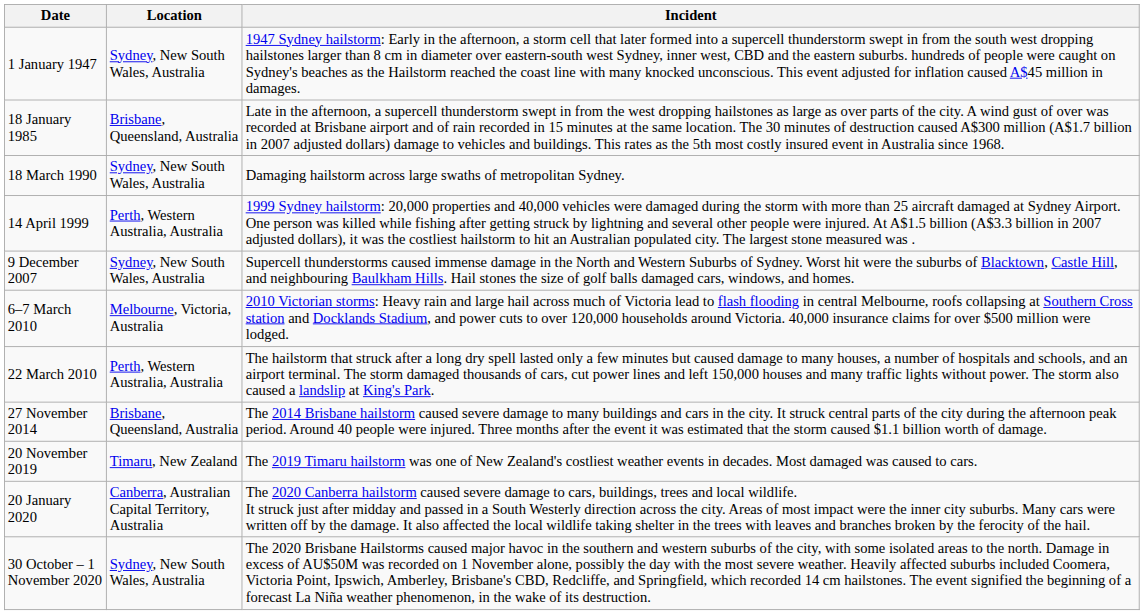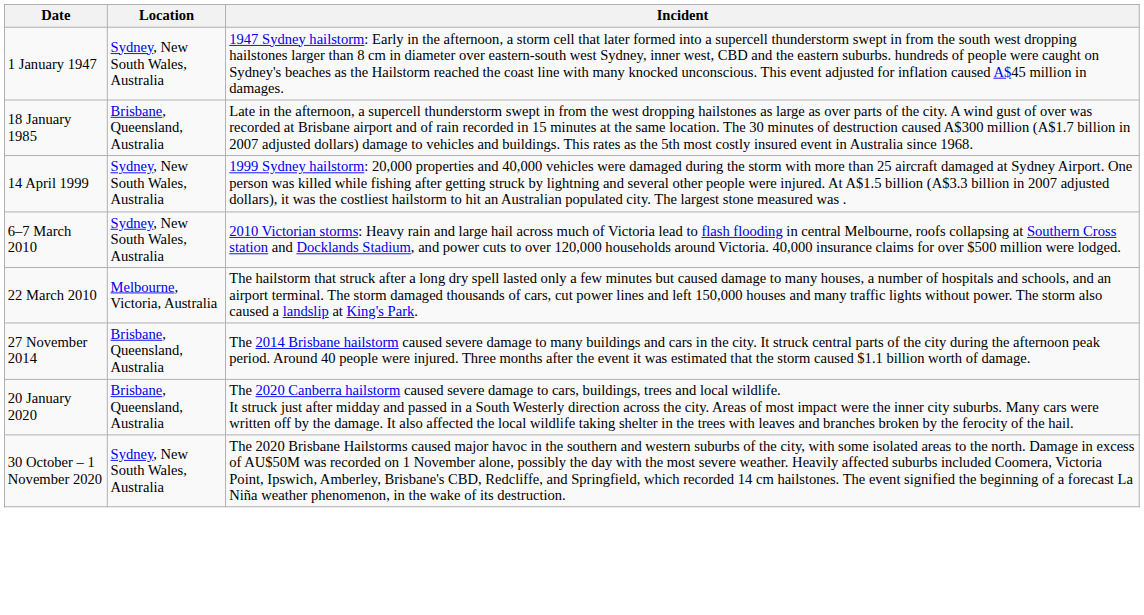- row: (52, 175)
(166, 223) Perth, Western Australia, Australia -> (149, 183) Sydney, New South Wales, Australia
- row: (43, 270)
(170, 318) Melbourne, Victoria, Australia -> (149, 239) Sydney, New South Wales, Australia
(166, 374) Perth, Western Australia, Australia -> (164, 295) Melbourne, Victoria, Australia
- row: (48, 461)
(170, 509) Canberra, Australian Capital Territory, Australia -> (147, 407) Brisbane, Queensland, Australia
